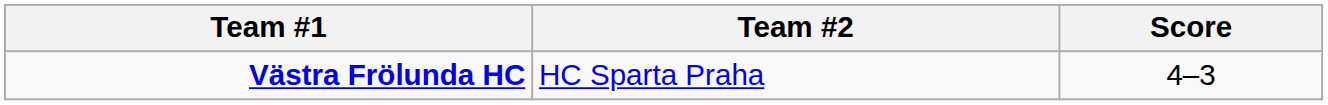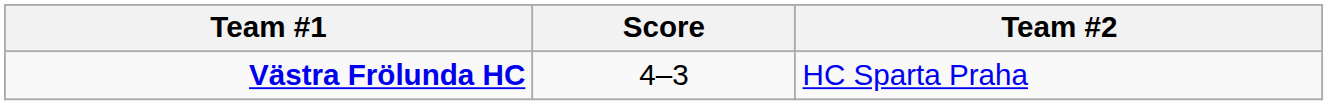columns swapped: (1191, 27) <-> (796, 27)
